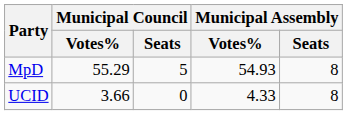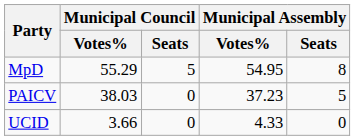(257, 69) 54.93 -> (265, 69) 54.95
+ row: (32, 95)
(334, 95) 8 -> (342, 122) 0
